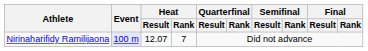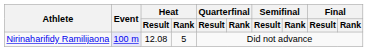(156, 40) 12.07 -> (156, 40) 12.08
(184, 40) 7 -> (184, 40) 5
